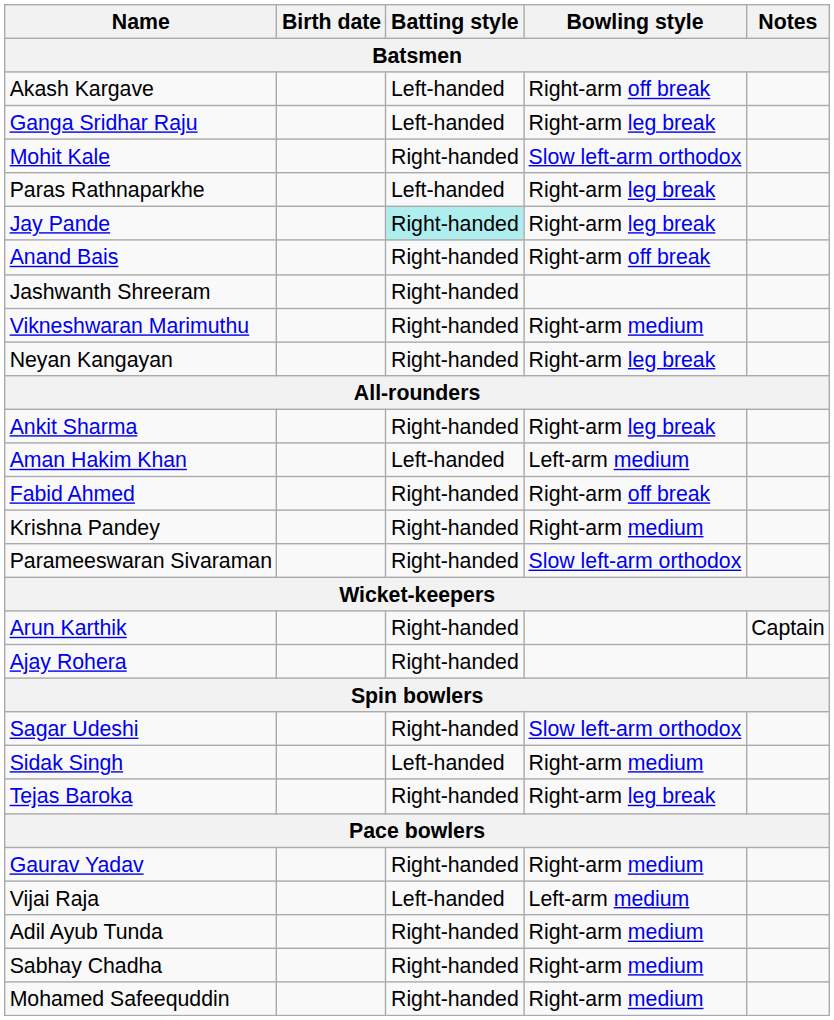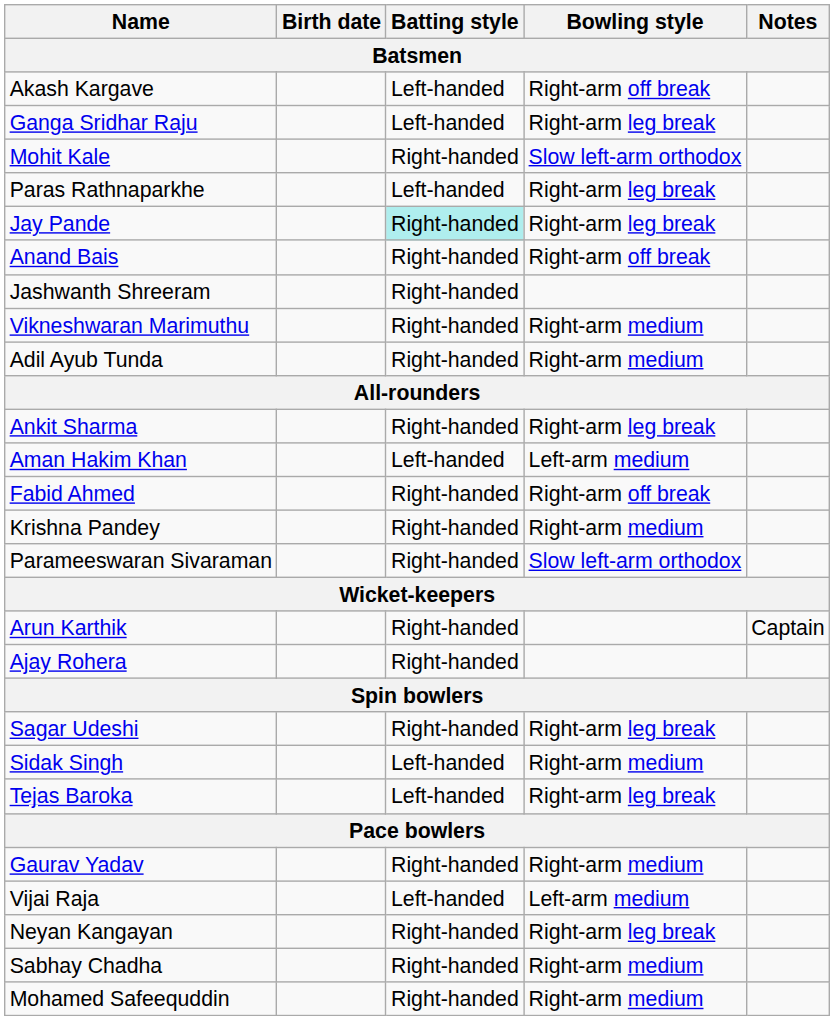rows swapped: (91, 359) <-> (86, 931)
(635, 729) Slow left-arm orthodox -> (622, 729) Right-arm leg break
(455, 797) Right-handed -> (448, 797) Left-handed
